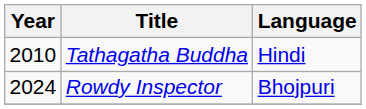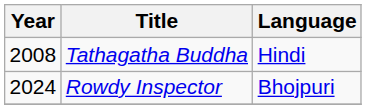(33, 54) 2010 -> (33, 54) 2008
